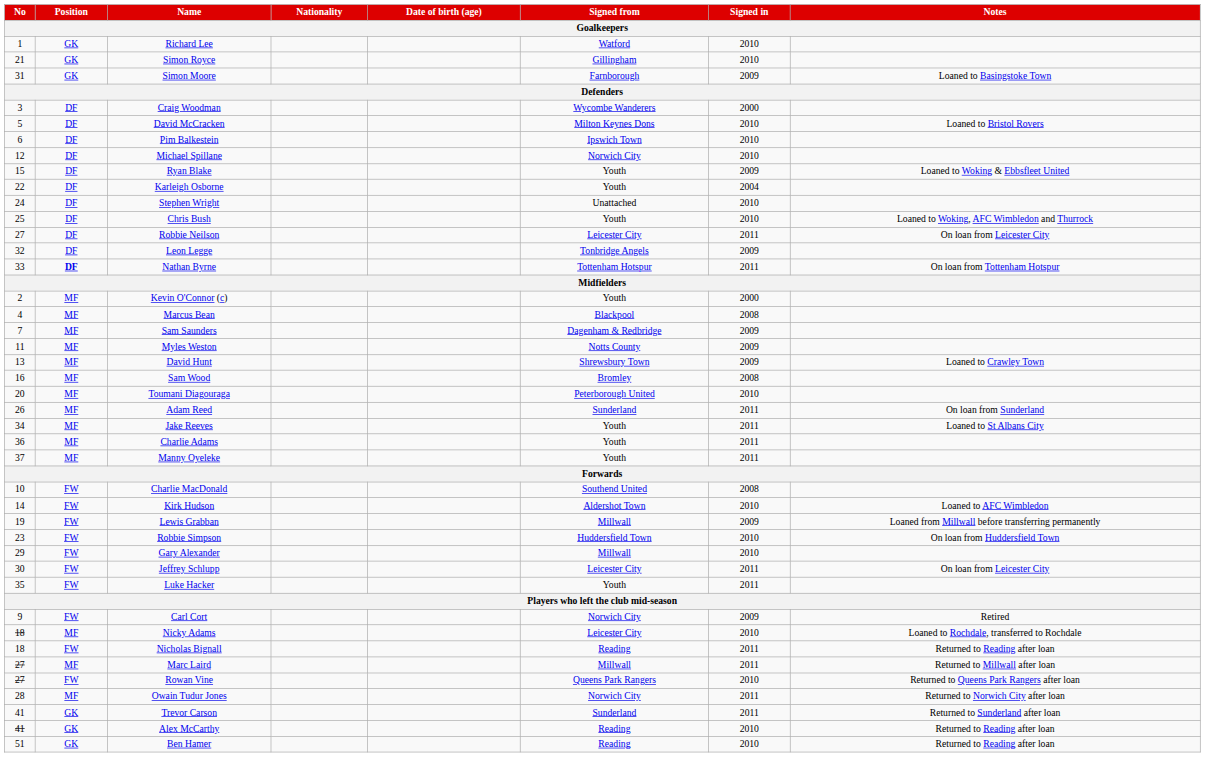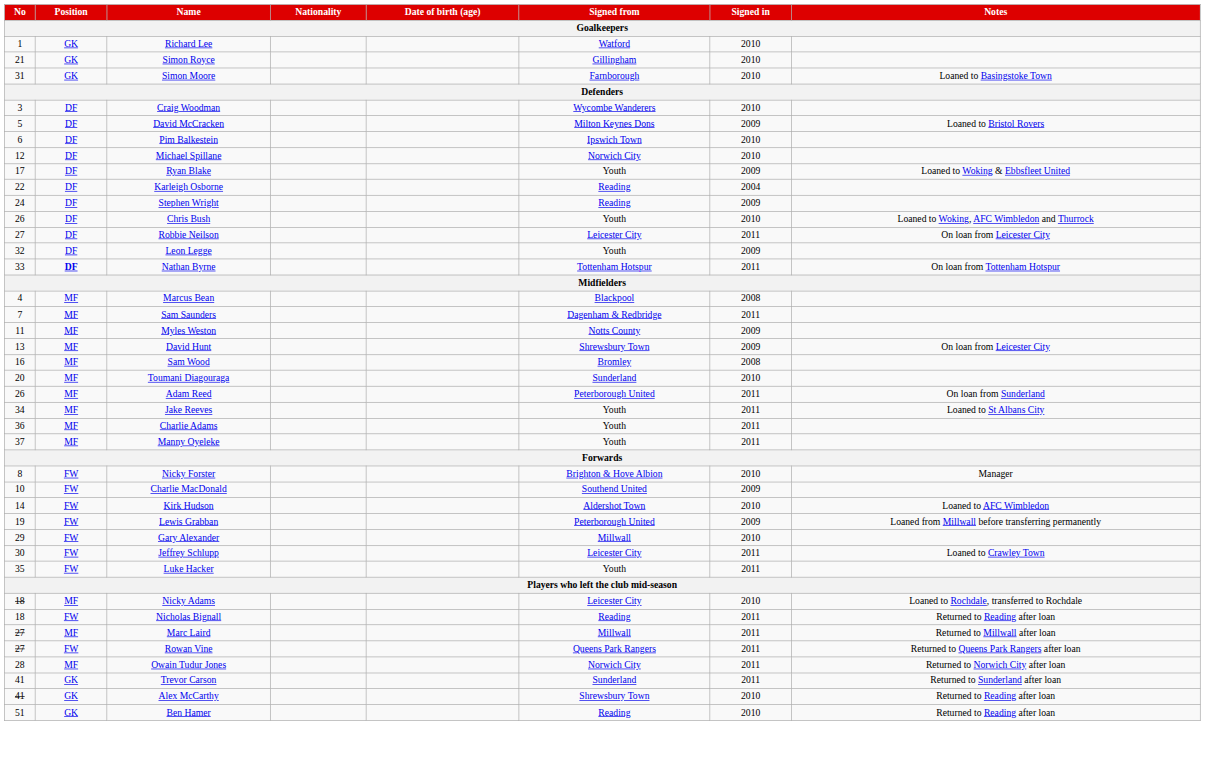(749, 76) 2009 -> (751, 76) 2010
(749, 108) 2000 -> (751, 108) 2010
(749, 124) 2010 -> (751, 124) 2009
(20, 171) 15 -> (20, 171) 17
(614, 187) Youth -> (614, 187) Reading
(614, 203) Unattached -> (614, 203) Reading
(749, 203) 2010 -> (751, 203) 2009
(20, 219) 25 -> (20, 219) 26
(614, 251) Tonbridge Angels -> (614, 251) Youth
- row: (189, 299)
(749, 331) 2009 -> (751, 315) 2011
(995, 362) Loaned to Crawley Town -> (996, 347) On loan from Leicester City
(614, 394) Peterborough United -> (614, 378) Sunderland
(614, 410) Sunderland -> (614, 394) Peterborough United
+ row: (189, 474)
(749, 490) 2008 -> (751, 490) 2009
(614, 522) Millwall -> (614, 522) Peterborough United
- row: (189, 537)
(995, 569) On loan from Leicester City -> (996, 553) Loaned to Crawley Town
- row: (189, 617)
(749, 681) 2010 -> (751, 649) 2011
(614, 728) Reading -> (614, 697) Shrewsbury Town
